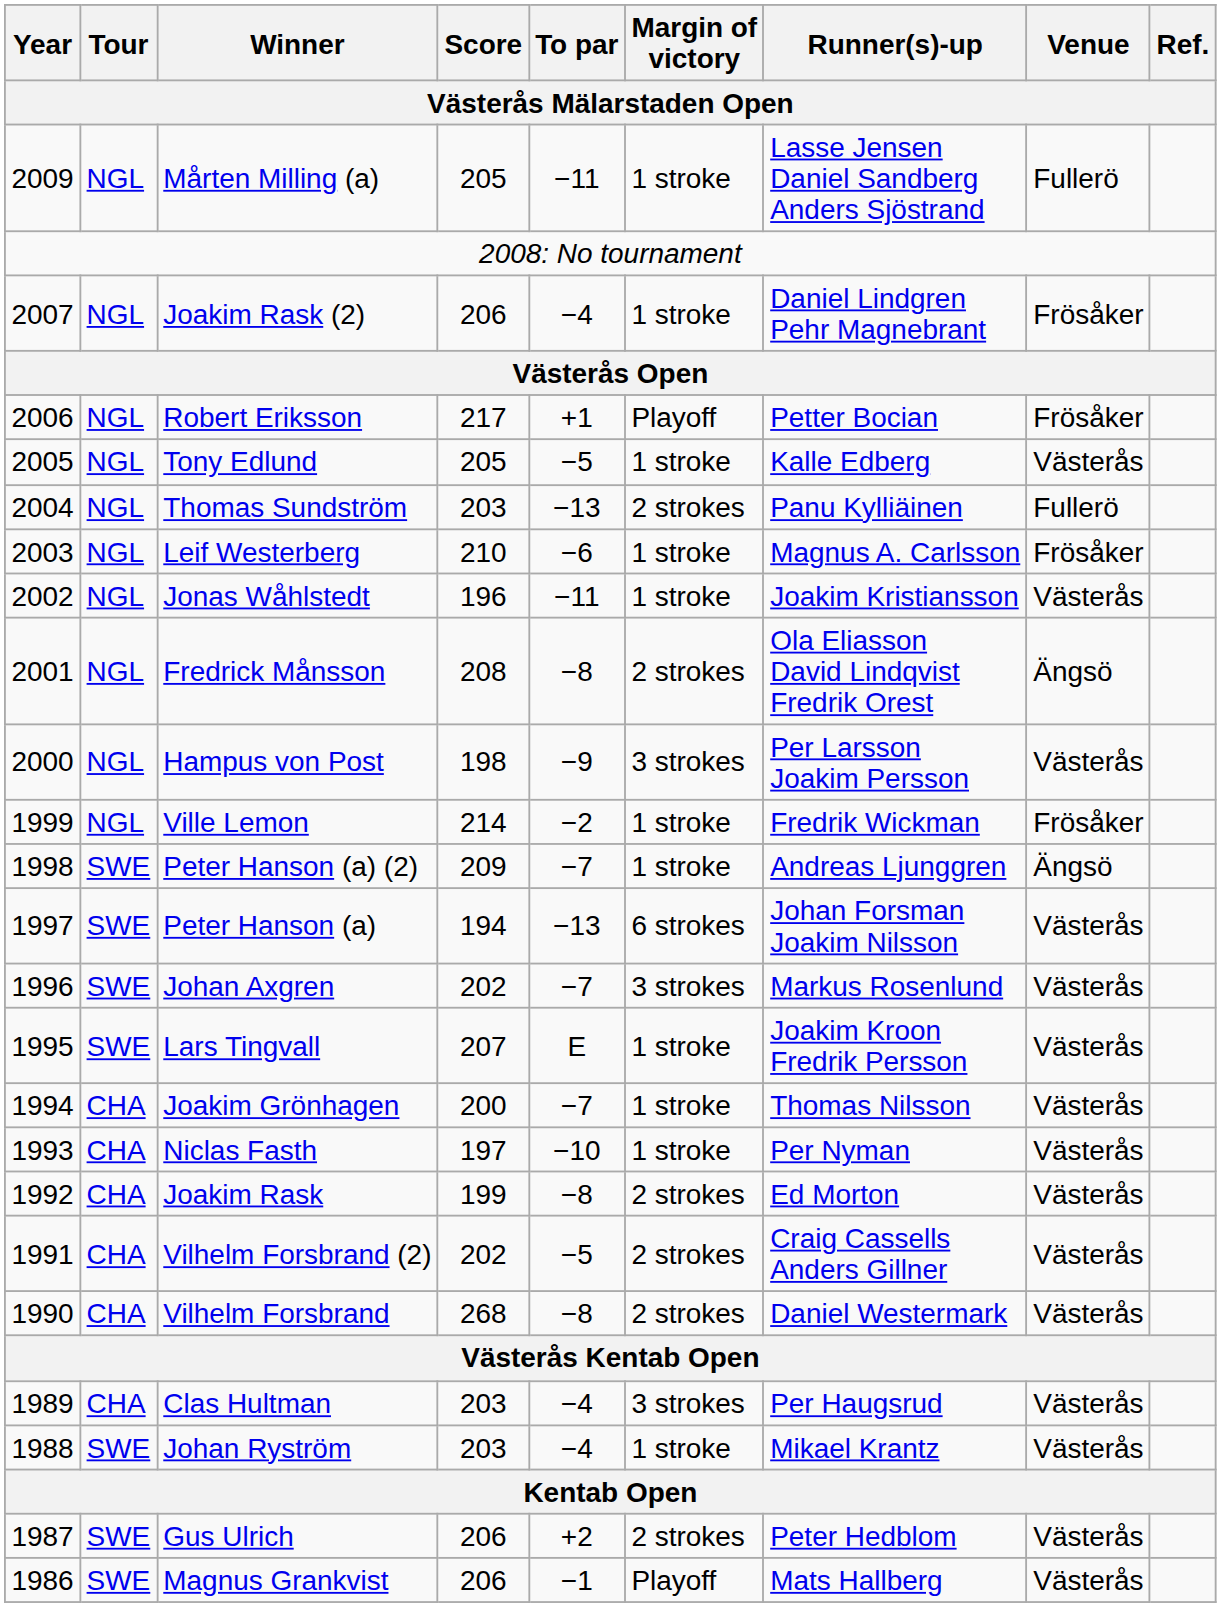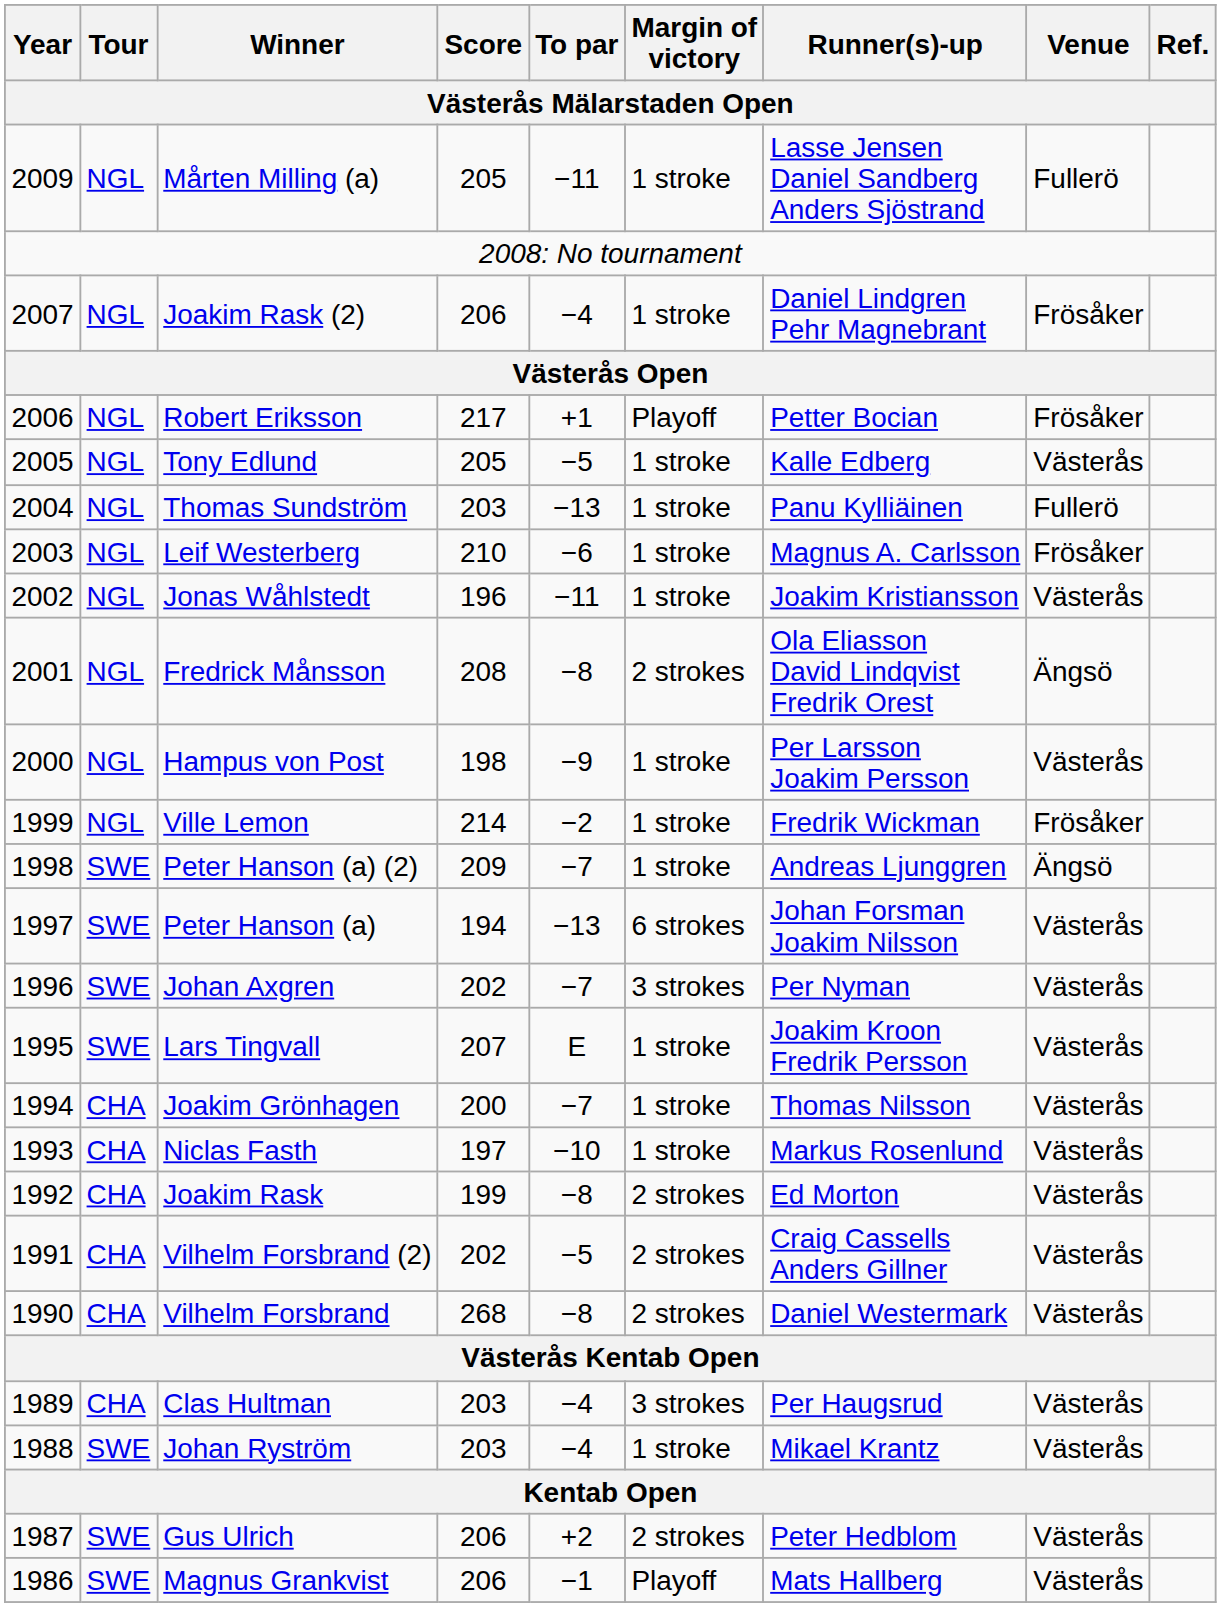(688, 507) 2 strokes -> (681, 507) 1 stroke
(688, 762) 3 strokes -> (681, 762) 1 stroke
(887, 986) Markus Rosenlund -> (840, 986) Per Nyman
(840, 1150) Per Nyman -> (887, 1150) Markus Rosenlund
